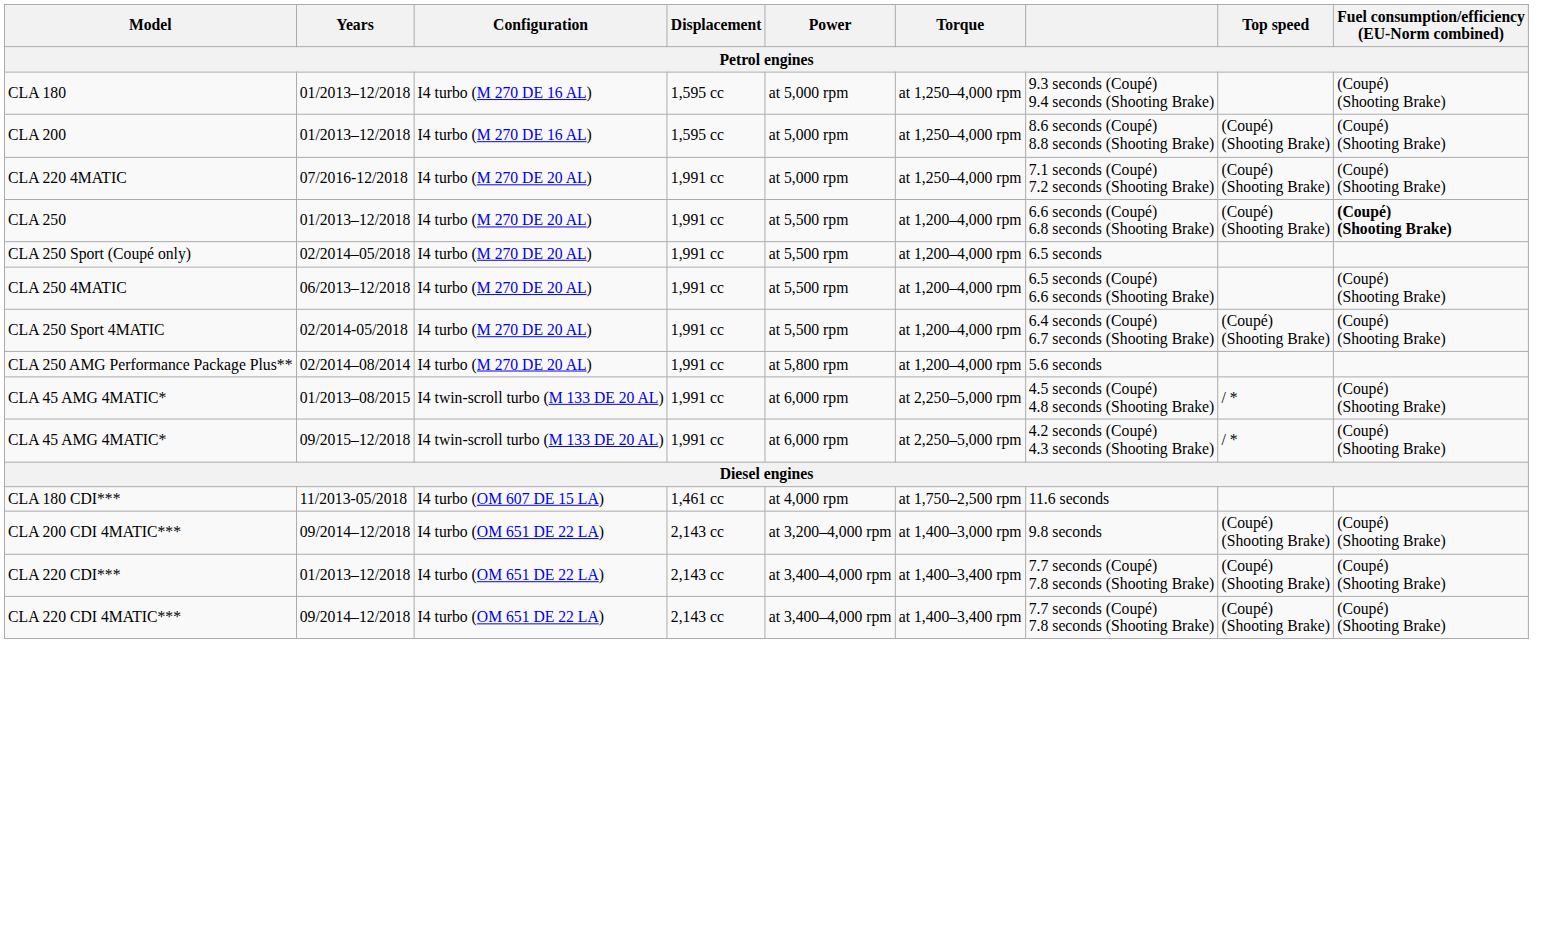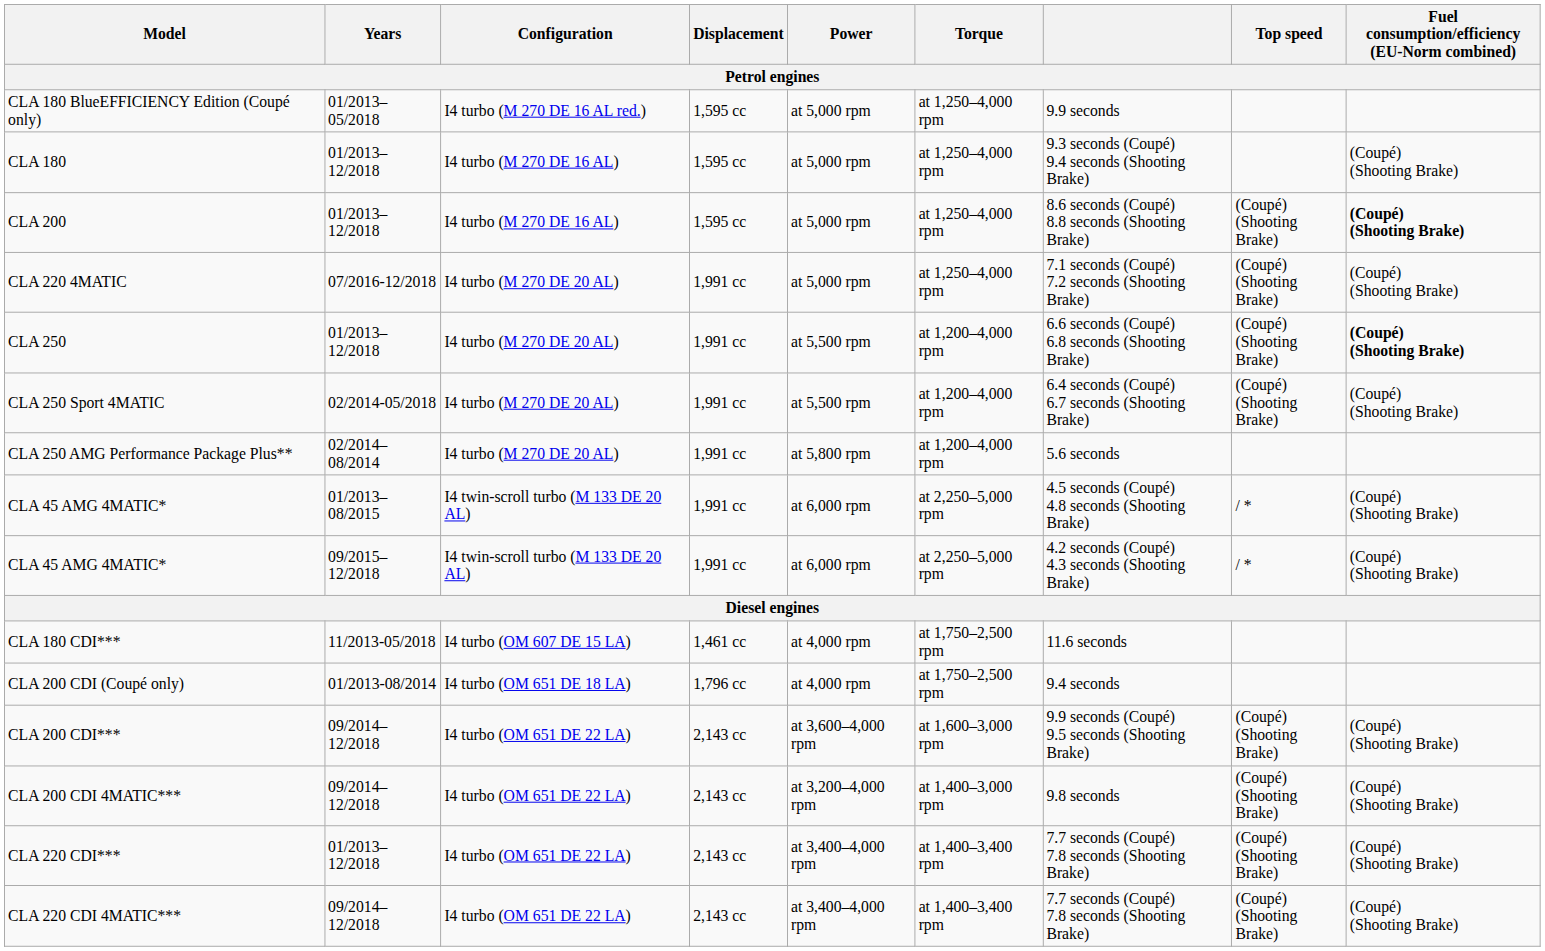+ row: (149, 110)
(1391, 135) normal -> (1407, 222) bold
- row: (100, 254)
- row: (67, 288)
+ row: (96, 684)
+ row: (64, 735)
